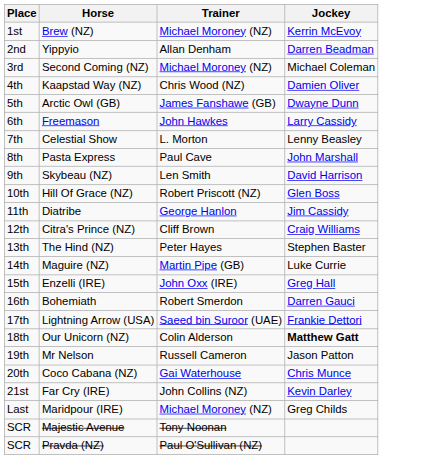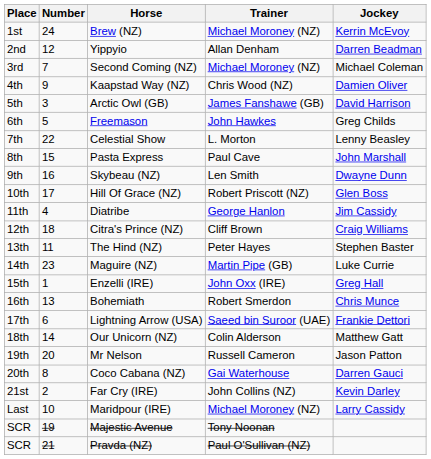+ column: (63, 13)
(323, 103) Dwayne Dunn -> (373, 103) David Harrison
(322, 121) Larry Cassidy -> (365, 121) Greg Childs
(325, 175) David Harrison -> (371, 175) Dwayne Dunn
(321, 301) Darren Gauci -> (367, 301) Chris Munce
(323, 337) bold -> (369, 337) normal
(319, 373) Chris Munce -> (369, 373) Darren Gauci
(317, 409) Greg Childs -> (370, 409) Larry Cassidy
